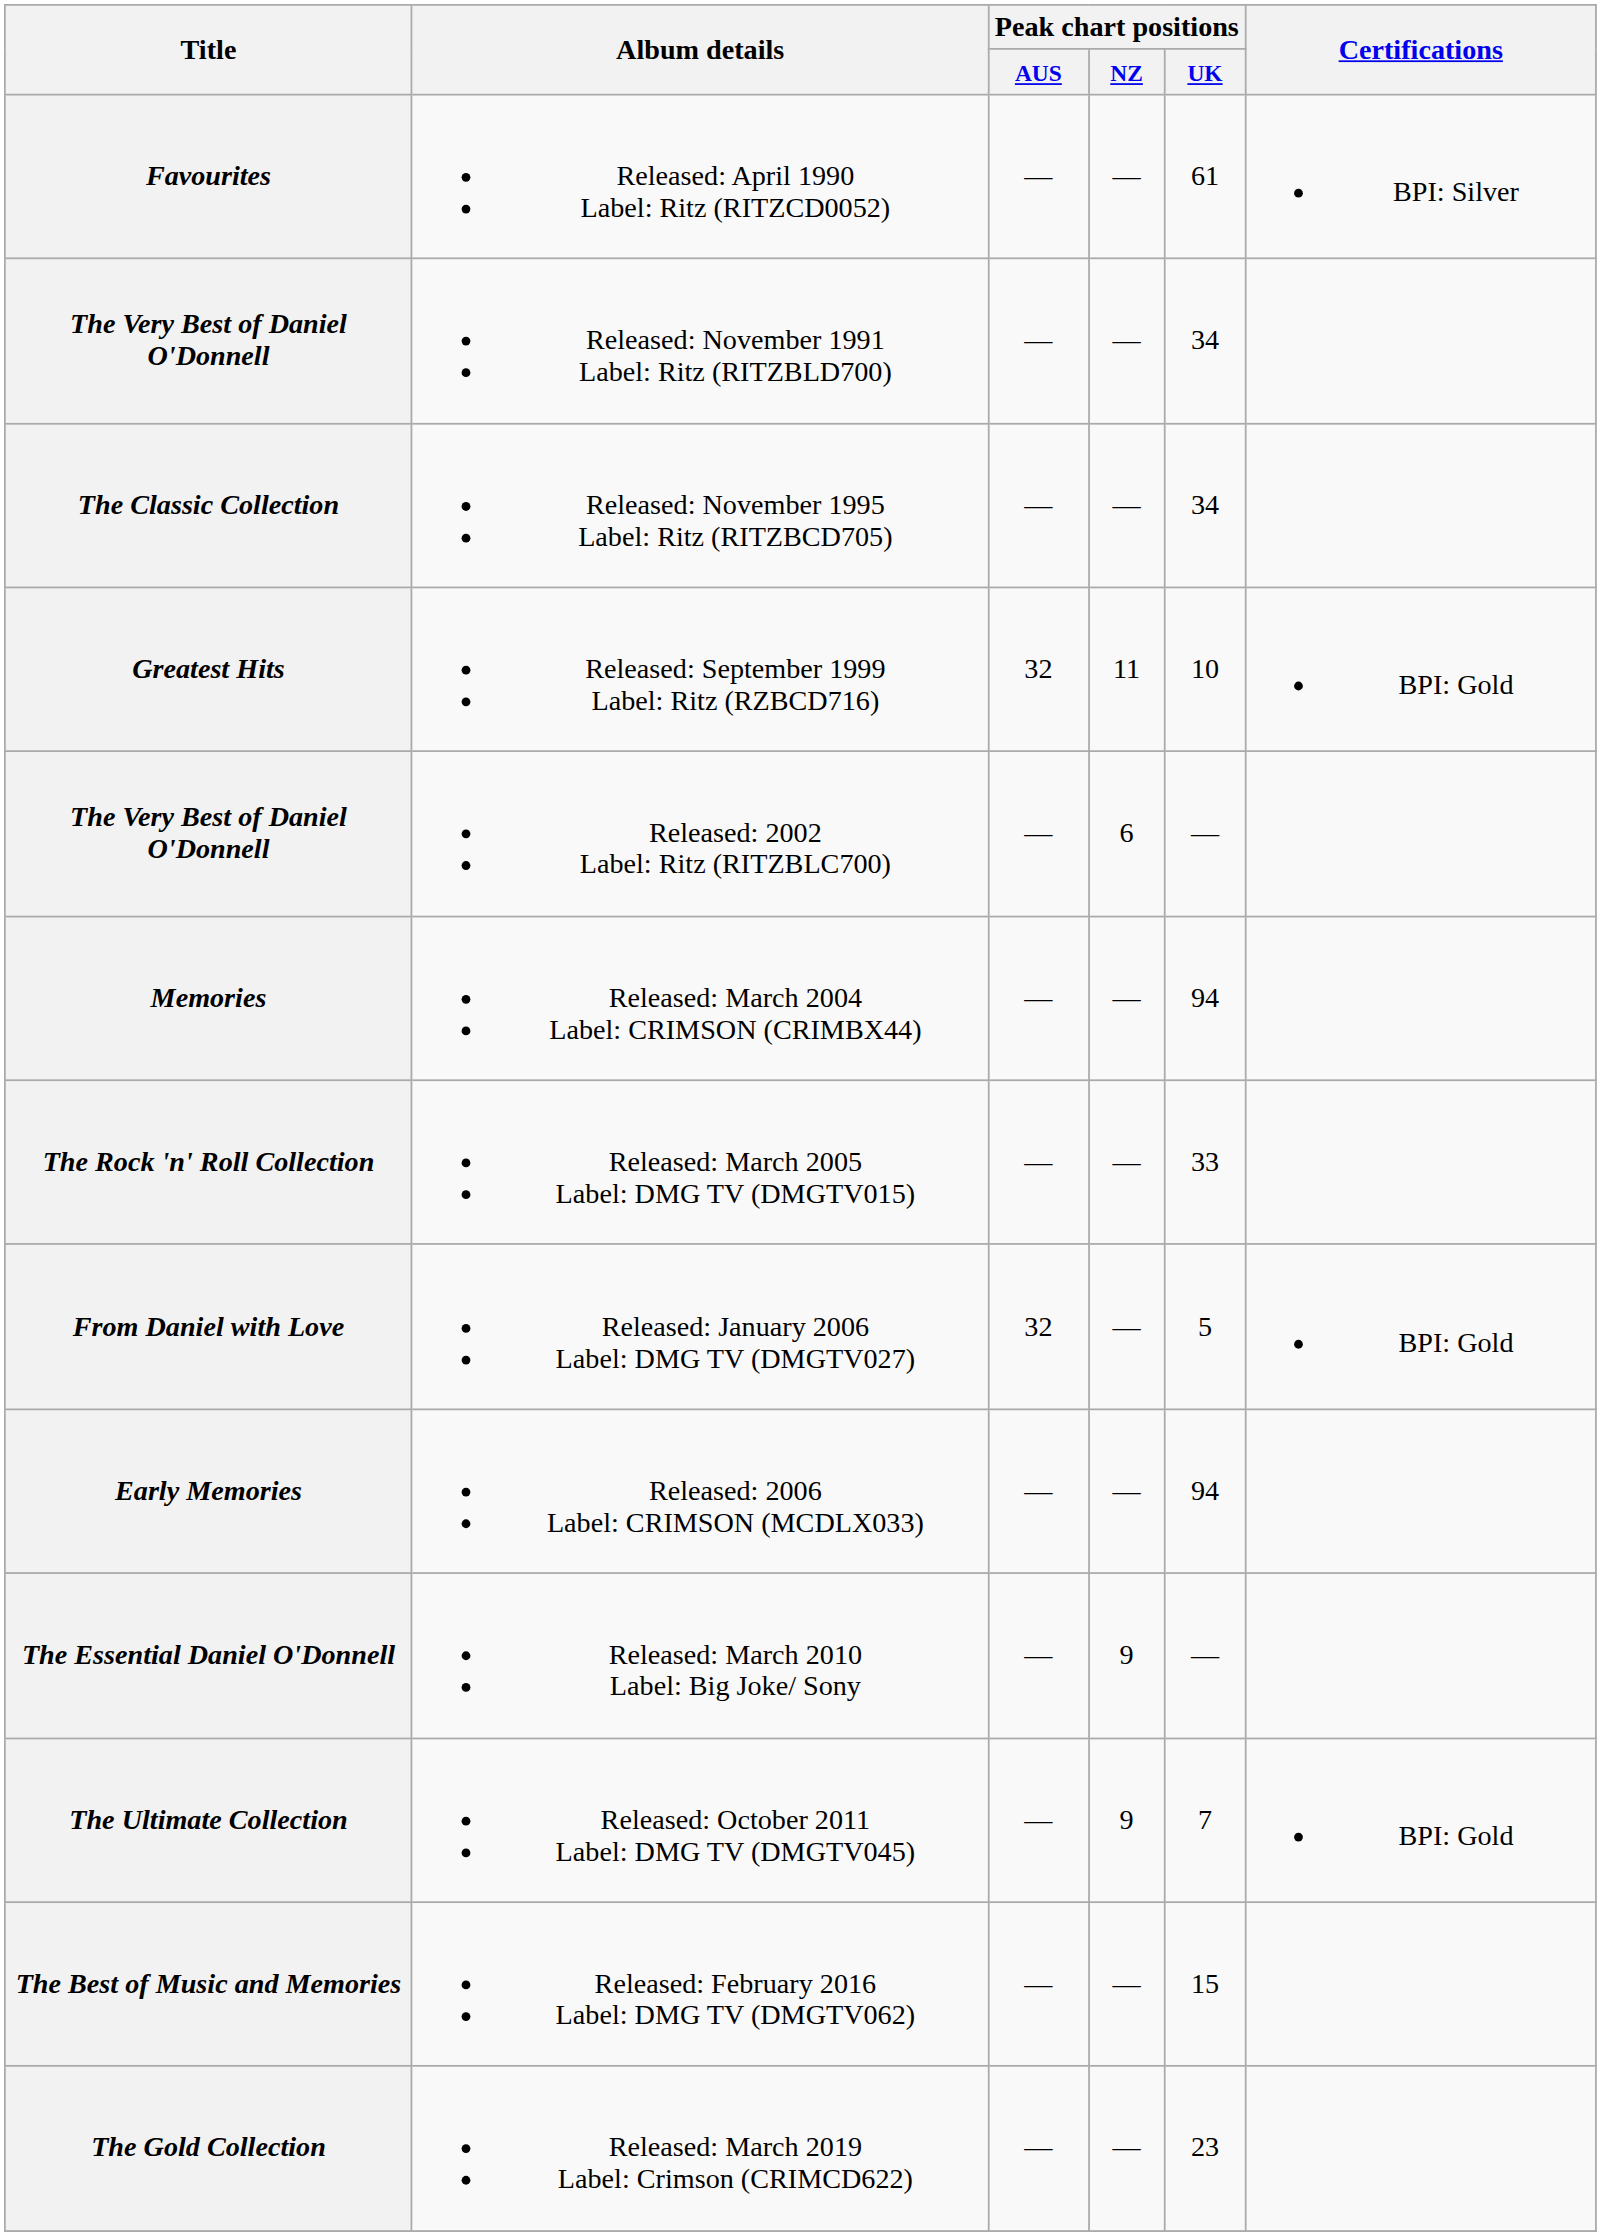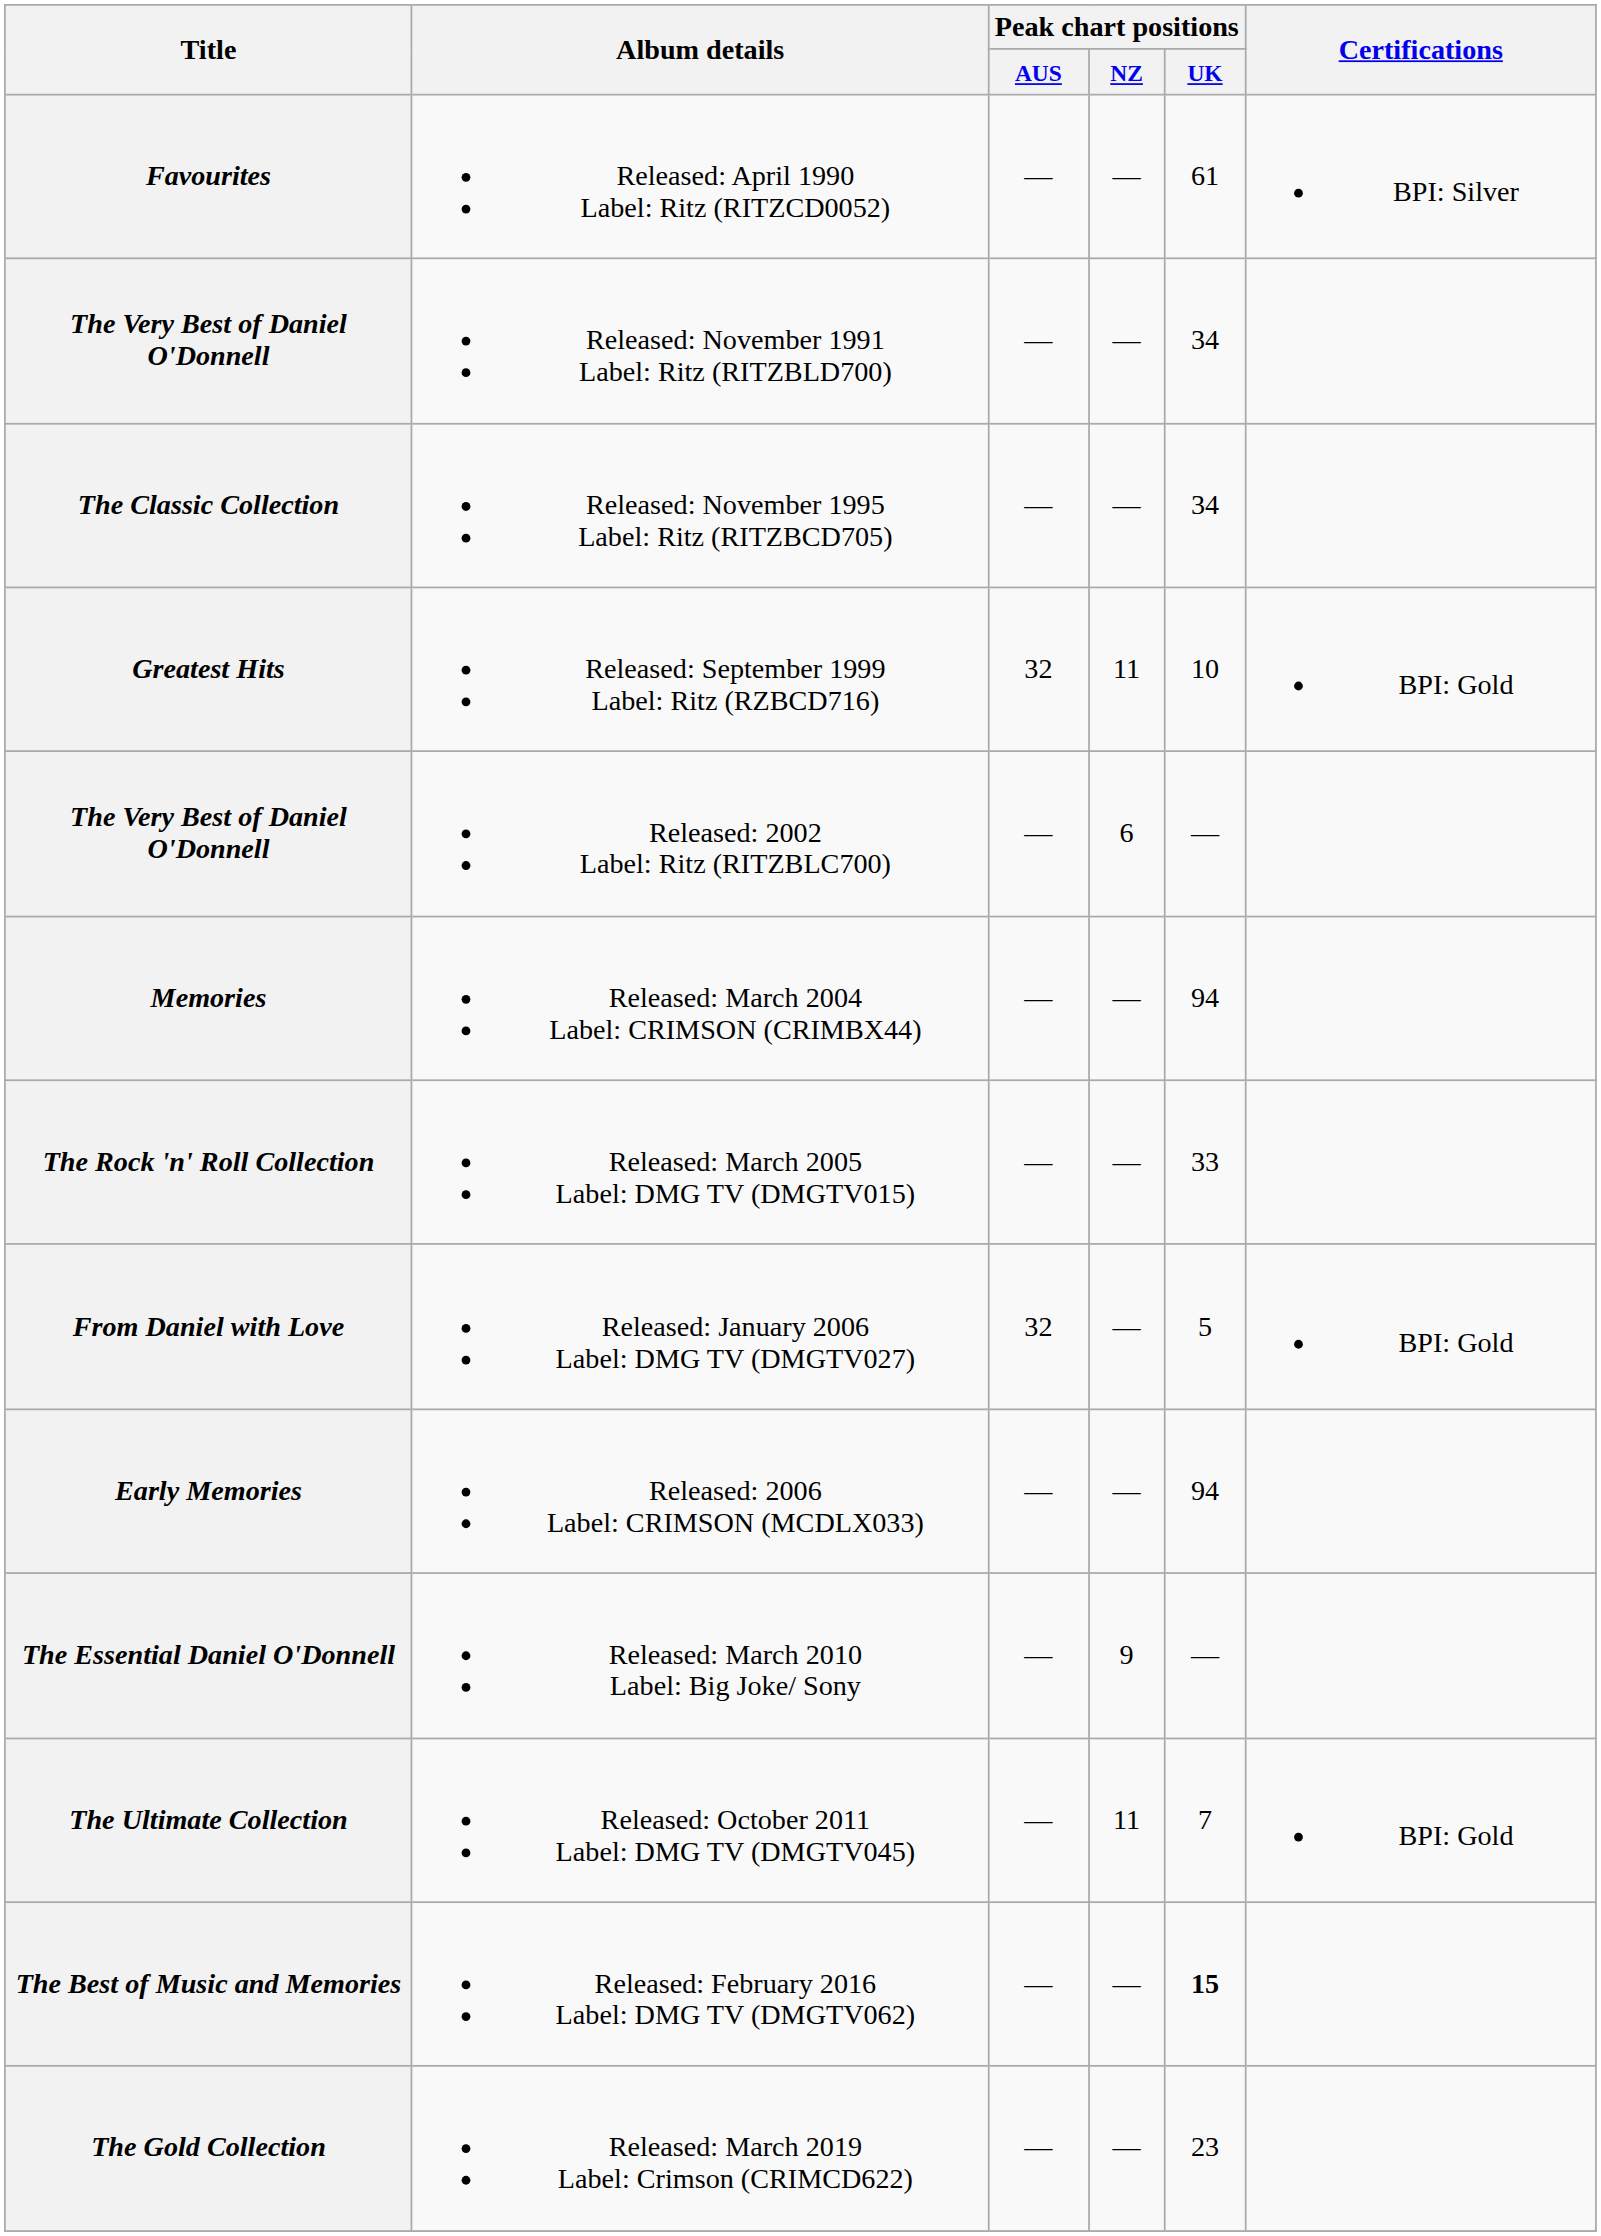(1127, 1819) 9 -> (1127, 1819) 11
(1205, 1983) normal -> (1205, 1983) bold
